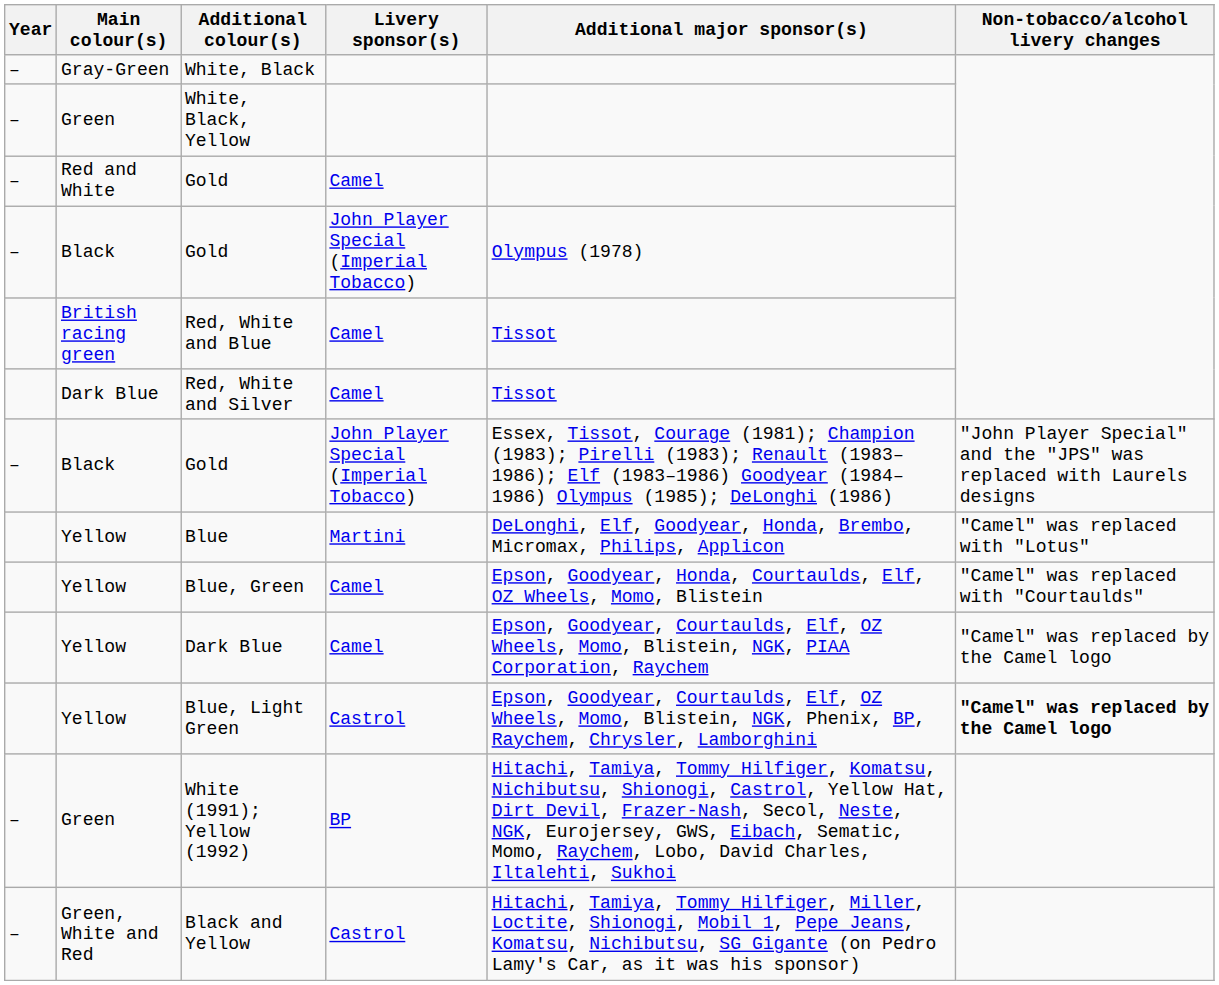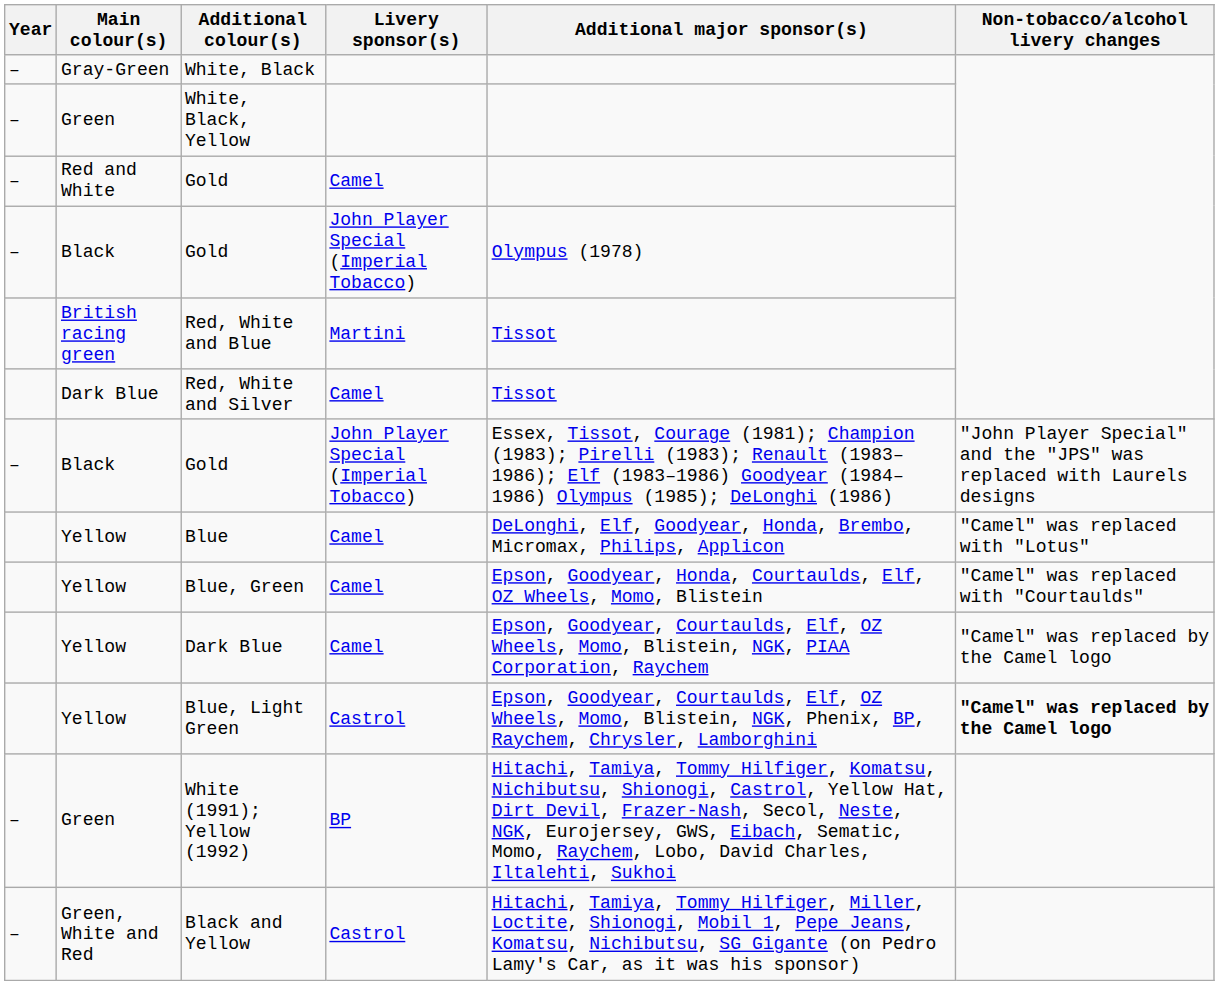(357, 333) Camel -> (367, 333) Martini
(367, 537) Martini -> (357, 537) Camel
